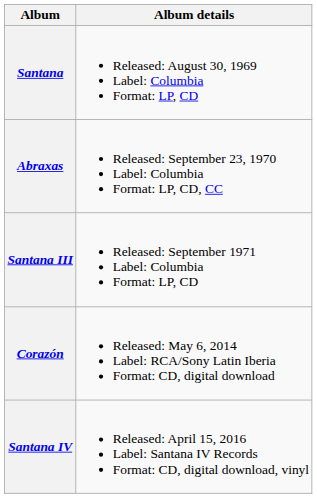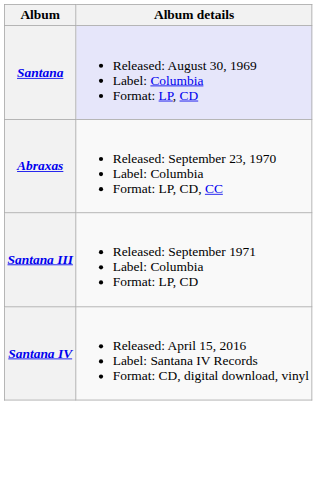(194, 80) no background -> (194, 80) lavender background
- row: (40, 353)
